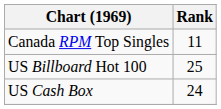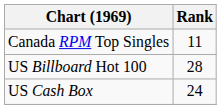(195, 66) 25 -> (195, 66) 28
